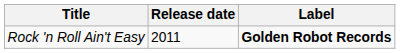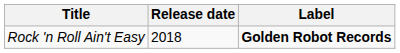(166, 37) 2011 -> (166, 37) 2018
